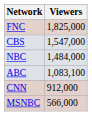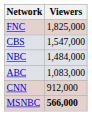(66, 73) 1,083,100 -> (66, 73) 1,083,000
(62, 103) normal -> (62, 103) bold
